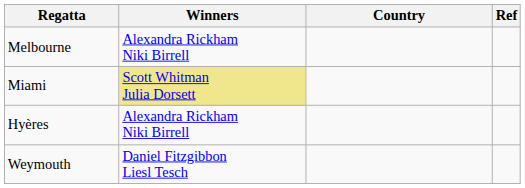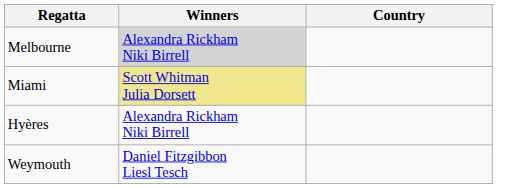- column: (506, 15)
(180, 46) no background -> (180, 46) lightgrey background
